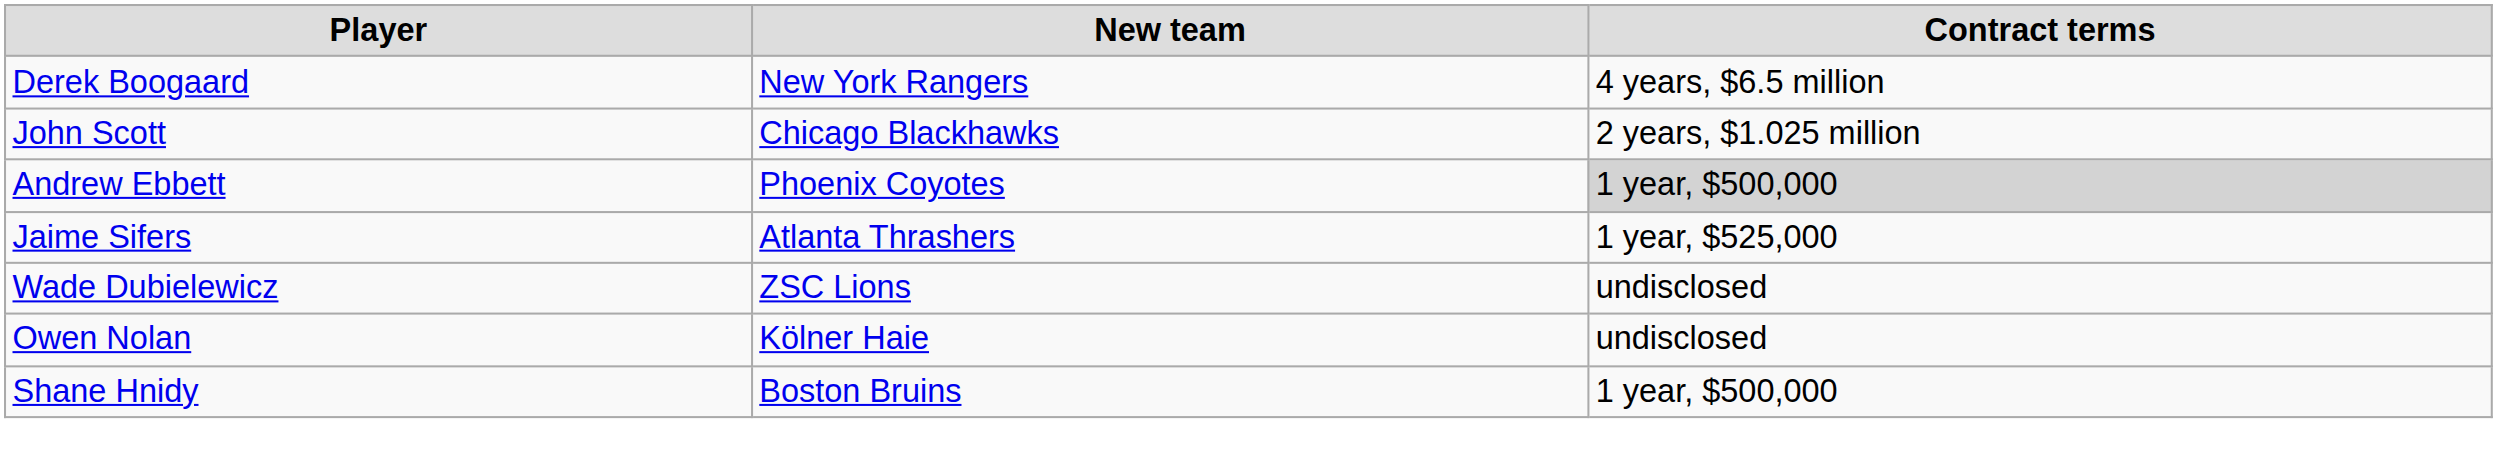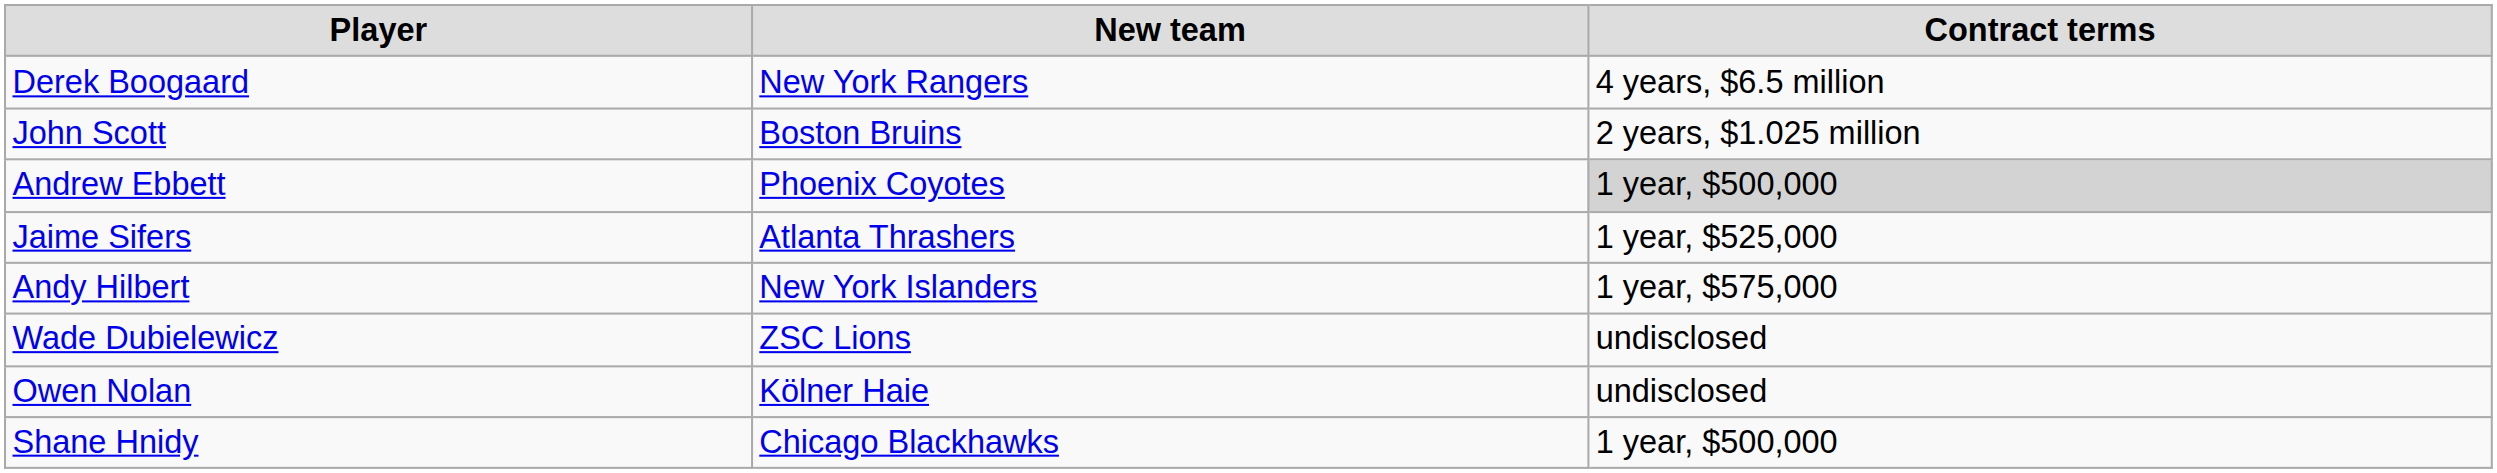(909, 133) Chicago Blackhawks -> (860, 133) Boston Bruins
+ row: (101, 287)
(860, 390) Boston Bruins -> (909, 442) Chicago Blackhawks
